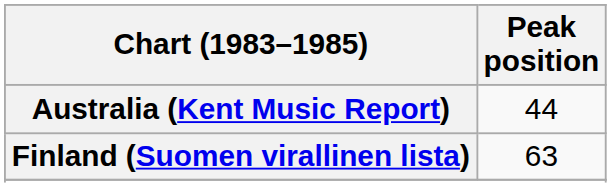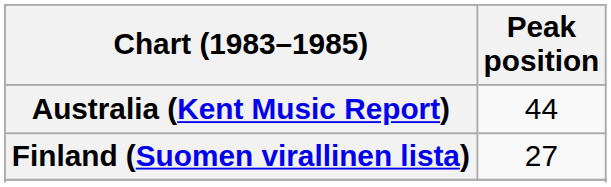(541, 155) 63 -> (541, 155) 27
